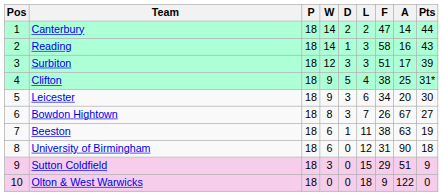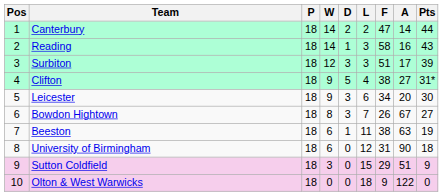(405, 81) 25 -> (405, 81) 27
